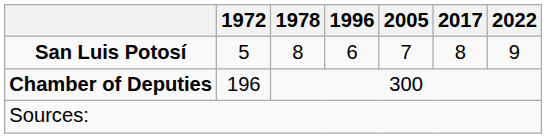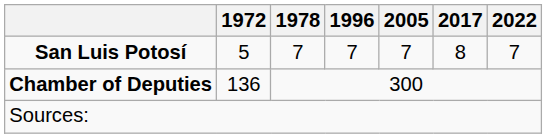(298, 52) 8 -> (298, 52) 7
(352, 52) 6 -> (352, 52) 7
(514, 52) 9 -> (514, 52) 7
(244, 84) 196 -> (244, 84) 136
